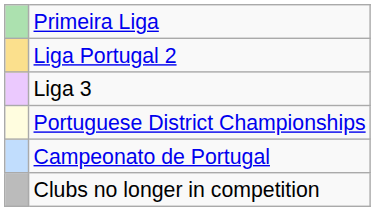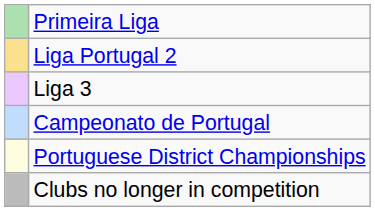rows swapped: (152, 156) <-> (200, 123)
